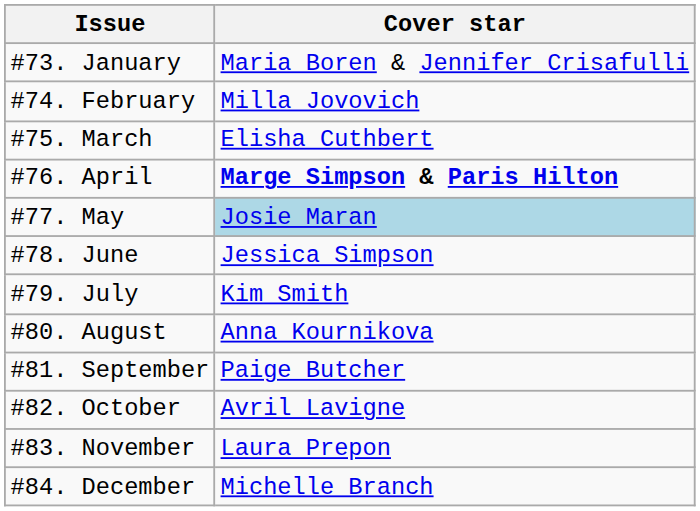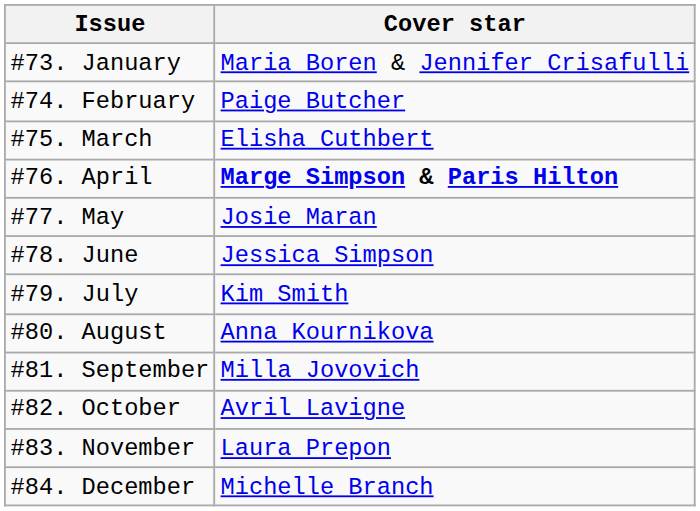(320, 101) Milla Jovovich -> (313, 101) Paige Butcher
(299, 217) lightblue background -> (299, 217) no background
(313, 371) Paige Butcher -> (320, 371) Milla Jovovich
